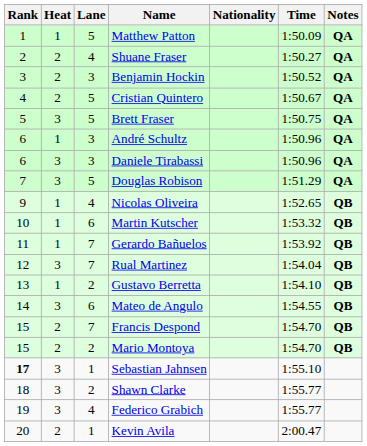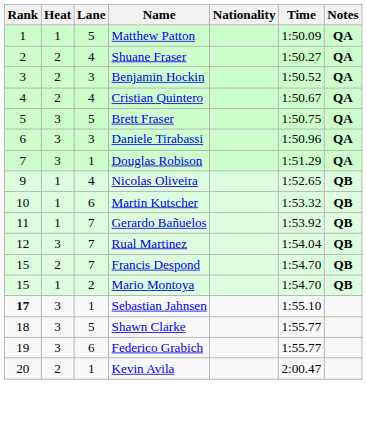(91, 98) 5 -> (91, 98) 4
- row: (149, 139)
(91, 181) 5 -> (91, 160) 1
- row: (156, 285)
- row: (157, 306)
(58, 347) 2 -> (58, 285) 1
(91, 389) 2 -> (91, 327) 5
(91, 410) 4 -> (91, 347) 6
